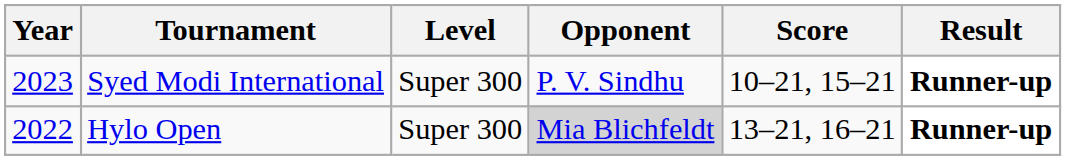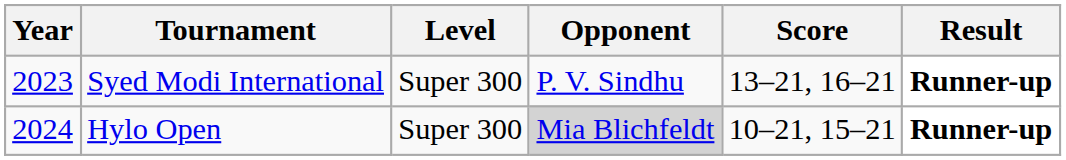(812, 80) 10–21, 15–21 -> (812, 80) 13–21, 16–21
(43, 130) 2022 -> (43, 130) 2024
(812, 130) 13–21, 16–21 -> (812, 130) 10–21, 15–21
